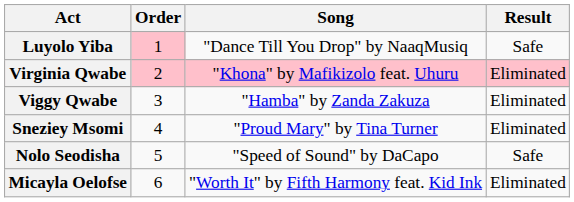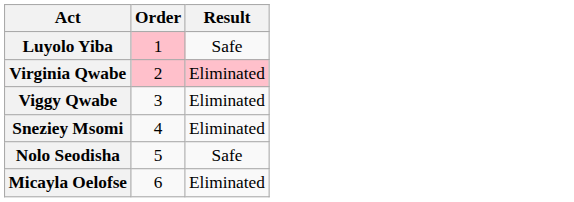- column: (336, 18)
